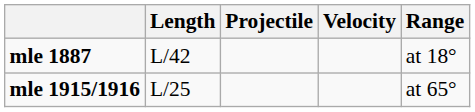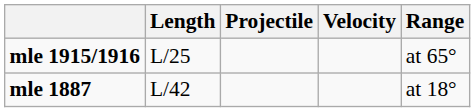rows swapped: (50, 55) <-> (75, 89)
